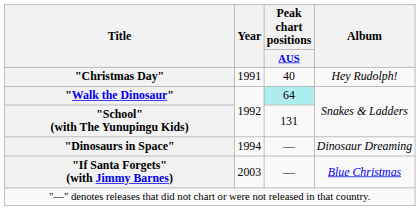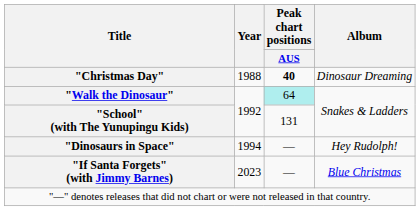(249, 76) 1991 -> (249, 76) 1988
(289, 76) normal -> (289, 76) bold
(364, 76) Hey Rudolph! -> (364, 76) Dinosaur Dreaming
(364, 146) Dinosaur Dreaming -> (364, 146) Hey Rudolph!
(249, 171) 2003 -> (249, 171) 2023
